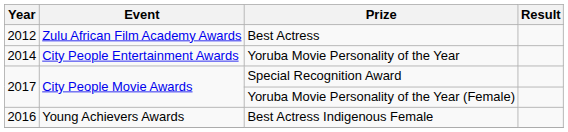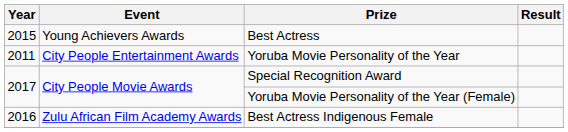(22, 35) 2012 -> (22, 35) 2015
(142, 35) Zulu African Film Academy Awards -> (113, 35) Young Achievers Awards
(22, 55) 2014 -> (21, 55) 2011
(113, 117) Young Achievers Awards -> (142, 117) Zulu African Film Academy Awards
